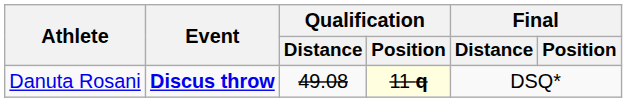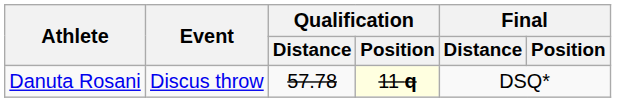(212, 82) bold -> (207, 82) normal
(323, 82) 49.08 -> (312, 82) 57.78
